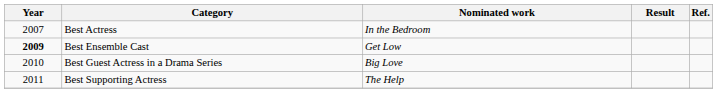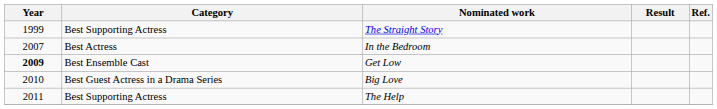+ row: (404, 29)
